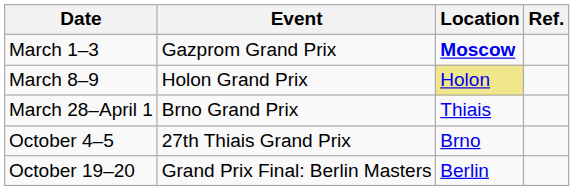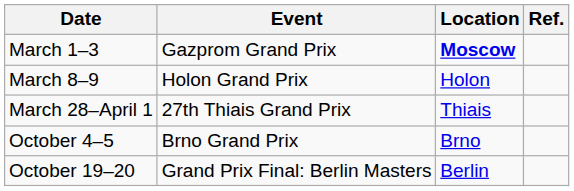(465, 79) khaki background -> (465, 79) no background
(230, 110) Brno Grand Prix -> (256, 110) 27th Thiais Grand Prix
(256, 140) 27th Thiais Grand Prix -> (230, 140) Brno Grand Prix
